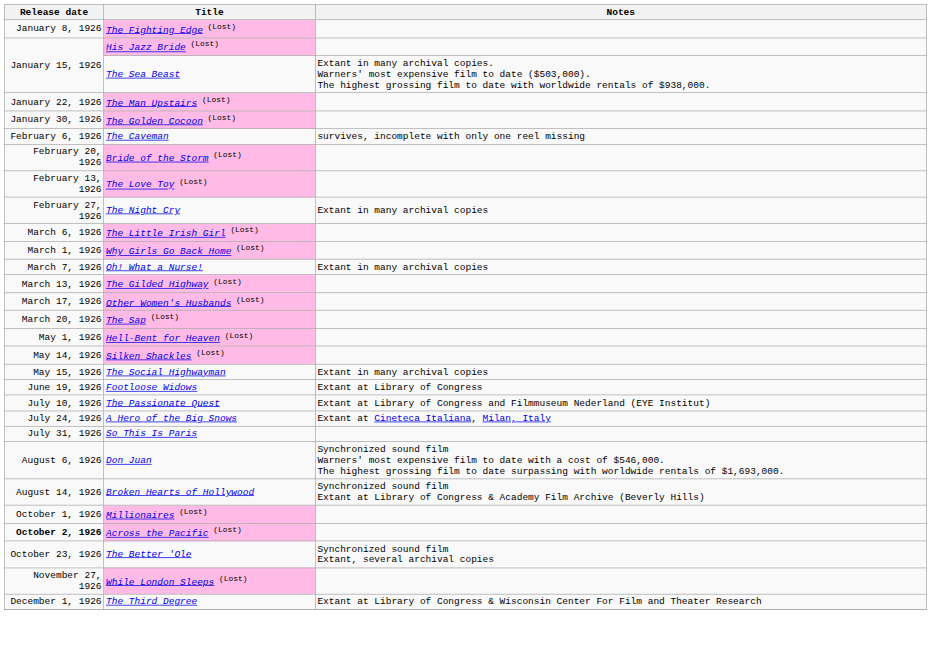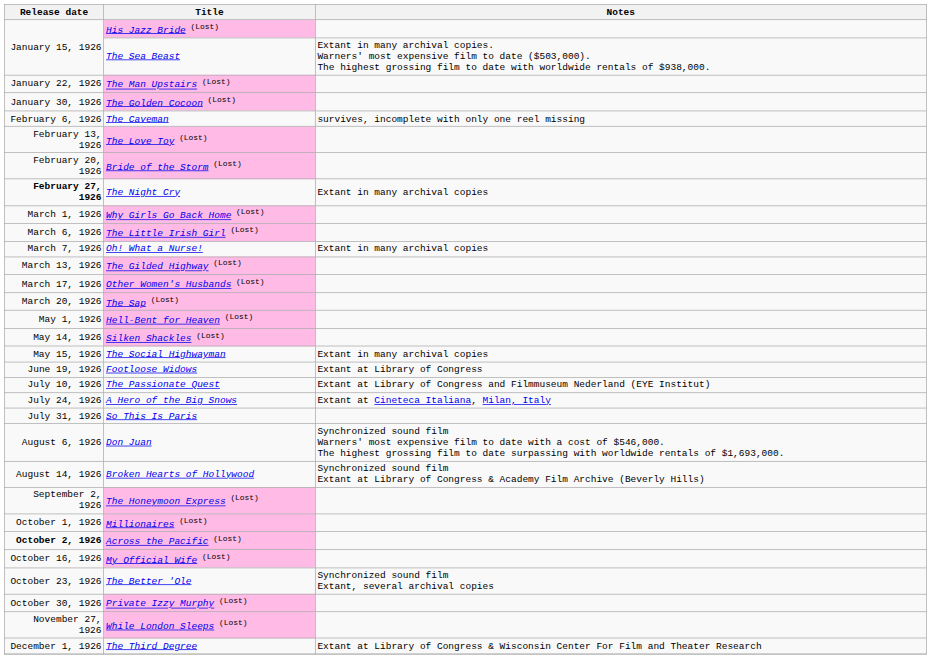- row: (171, 29)
rows swapped: (157, 184) <-> (174, 157)
(67, 210) normal -> (67, 192) bold
rows swapped: (185, 250) <-> (182, 232)
+ row: (182, 501)
+ row: (168, 559)
+ row: (177, 603)
